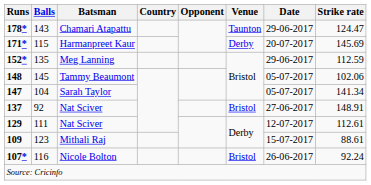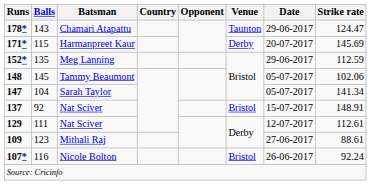(289, 108) 27-06-2017 -> (289, 108) 15-07-2017
(289, 140) 15-07-2017 -> (289, 140) 27-06-2017
